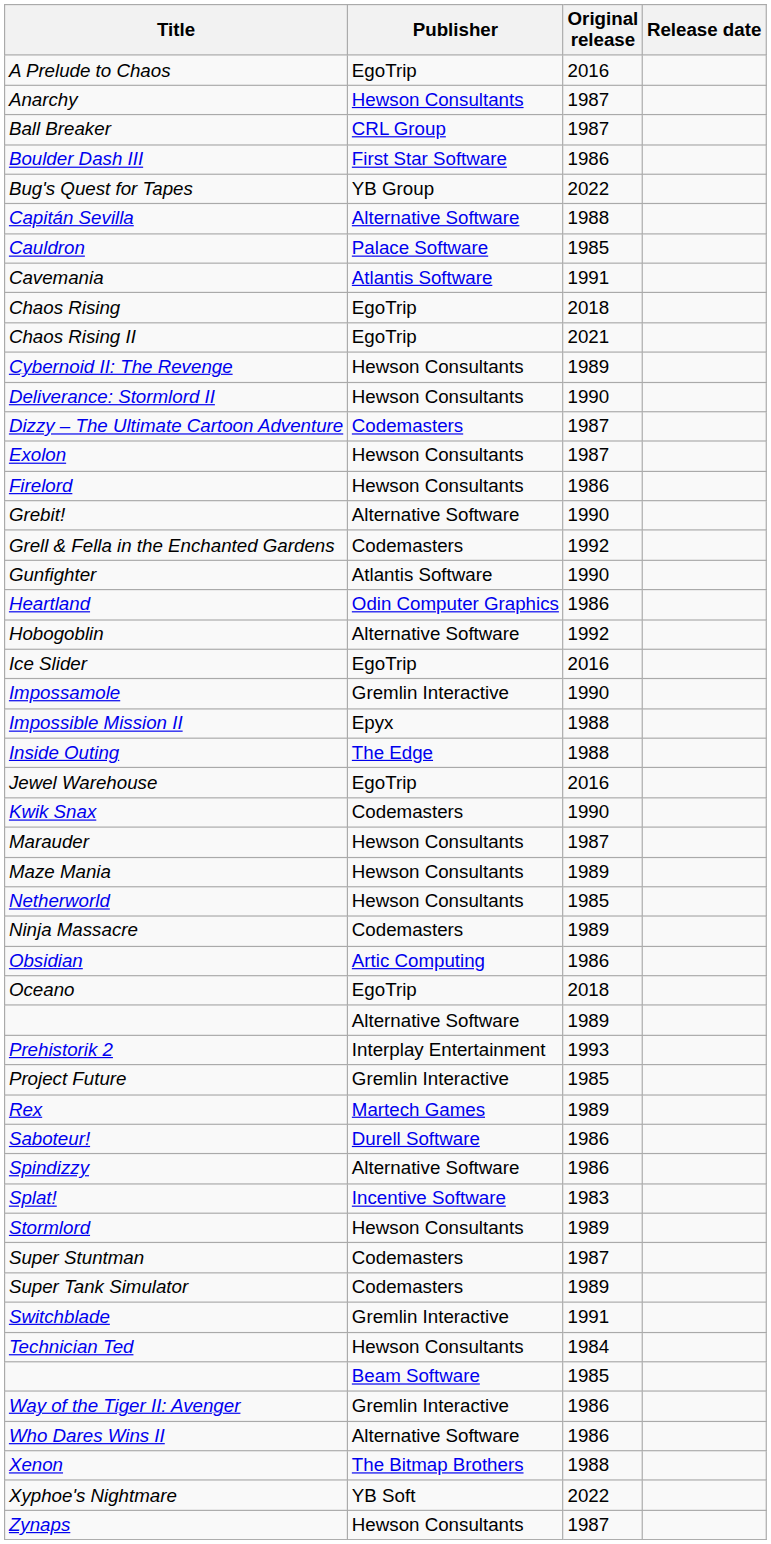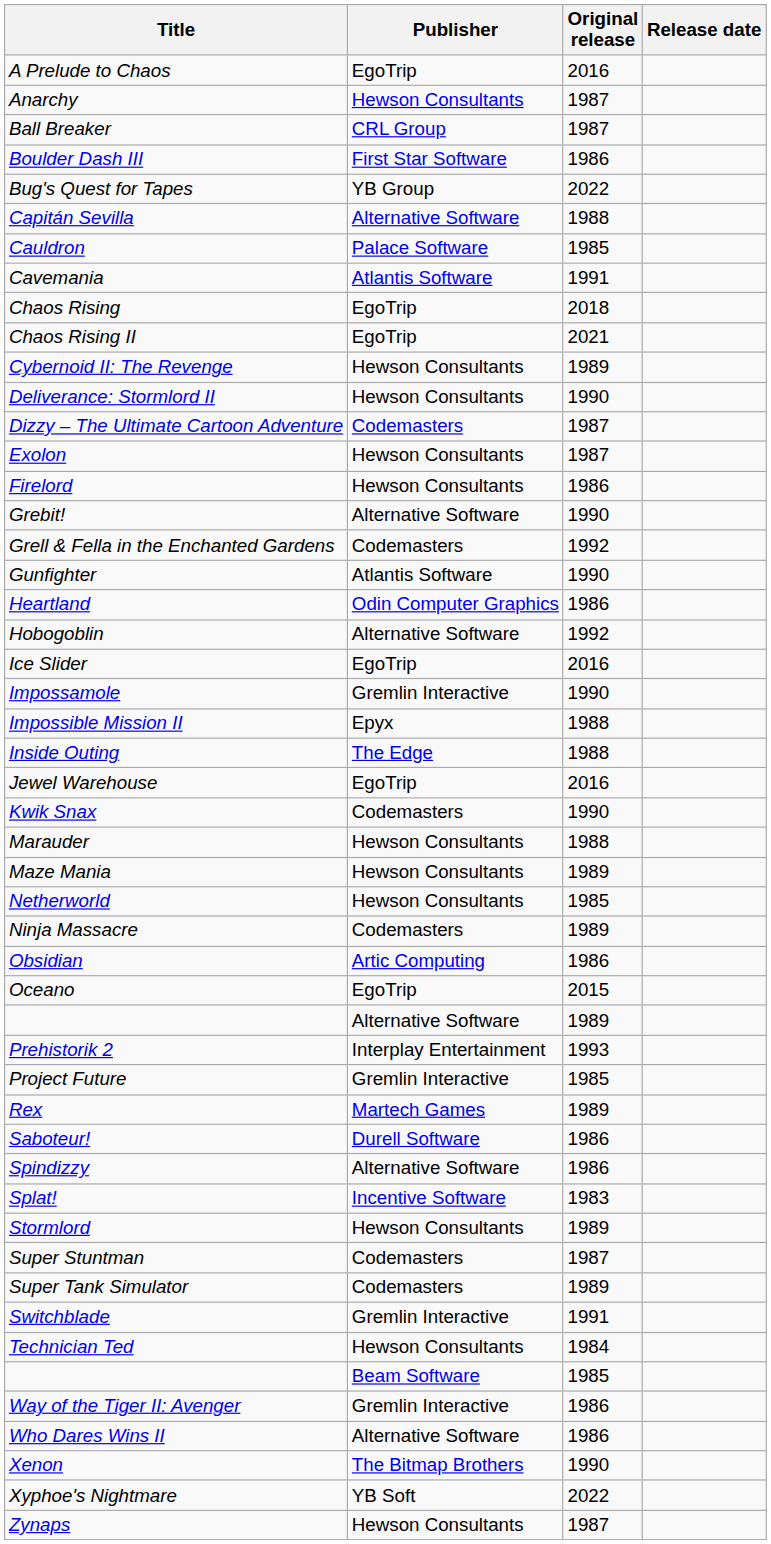(588, 842) 1987 -> (588, 842) 1988
(588, 990) 2018 -> (588, 990) 2015
(588, 1465) 1988 -> (588, 1465) 1990
